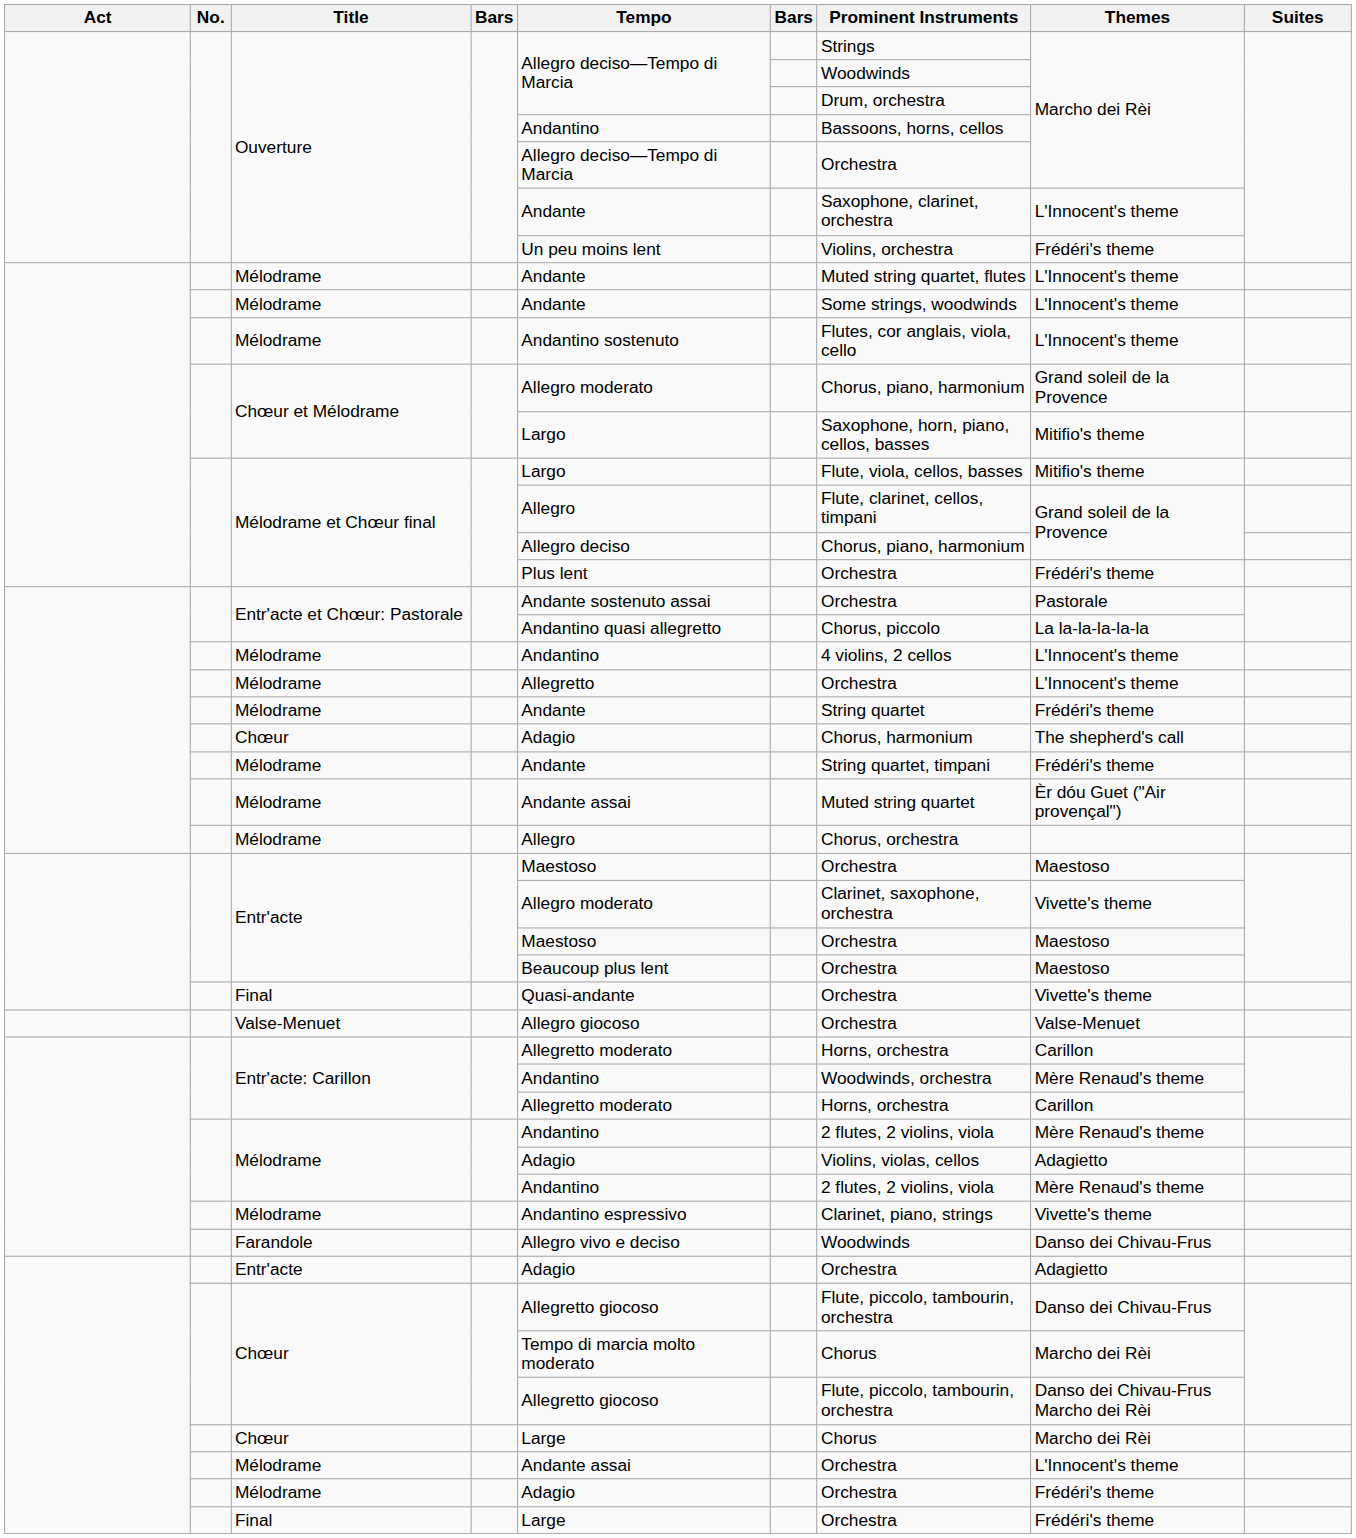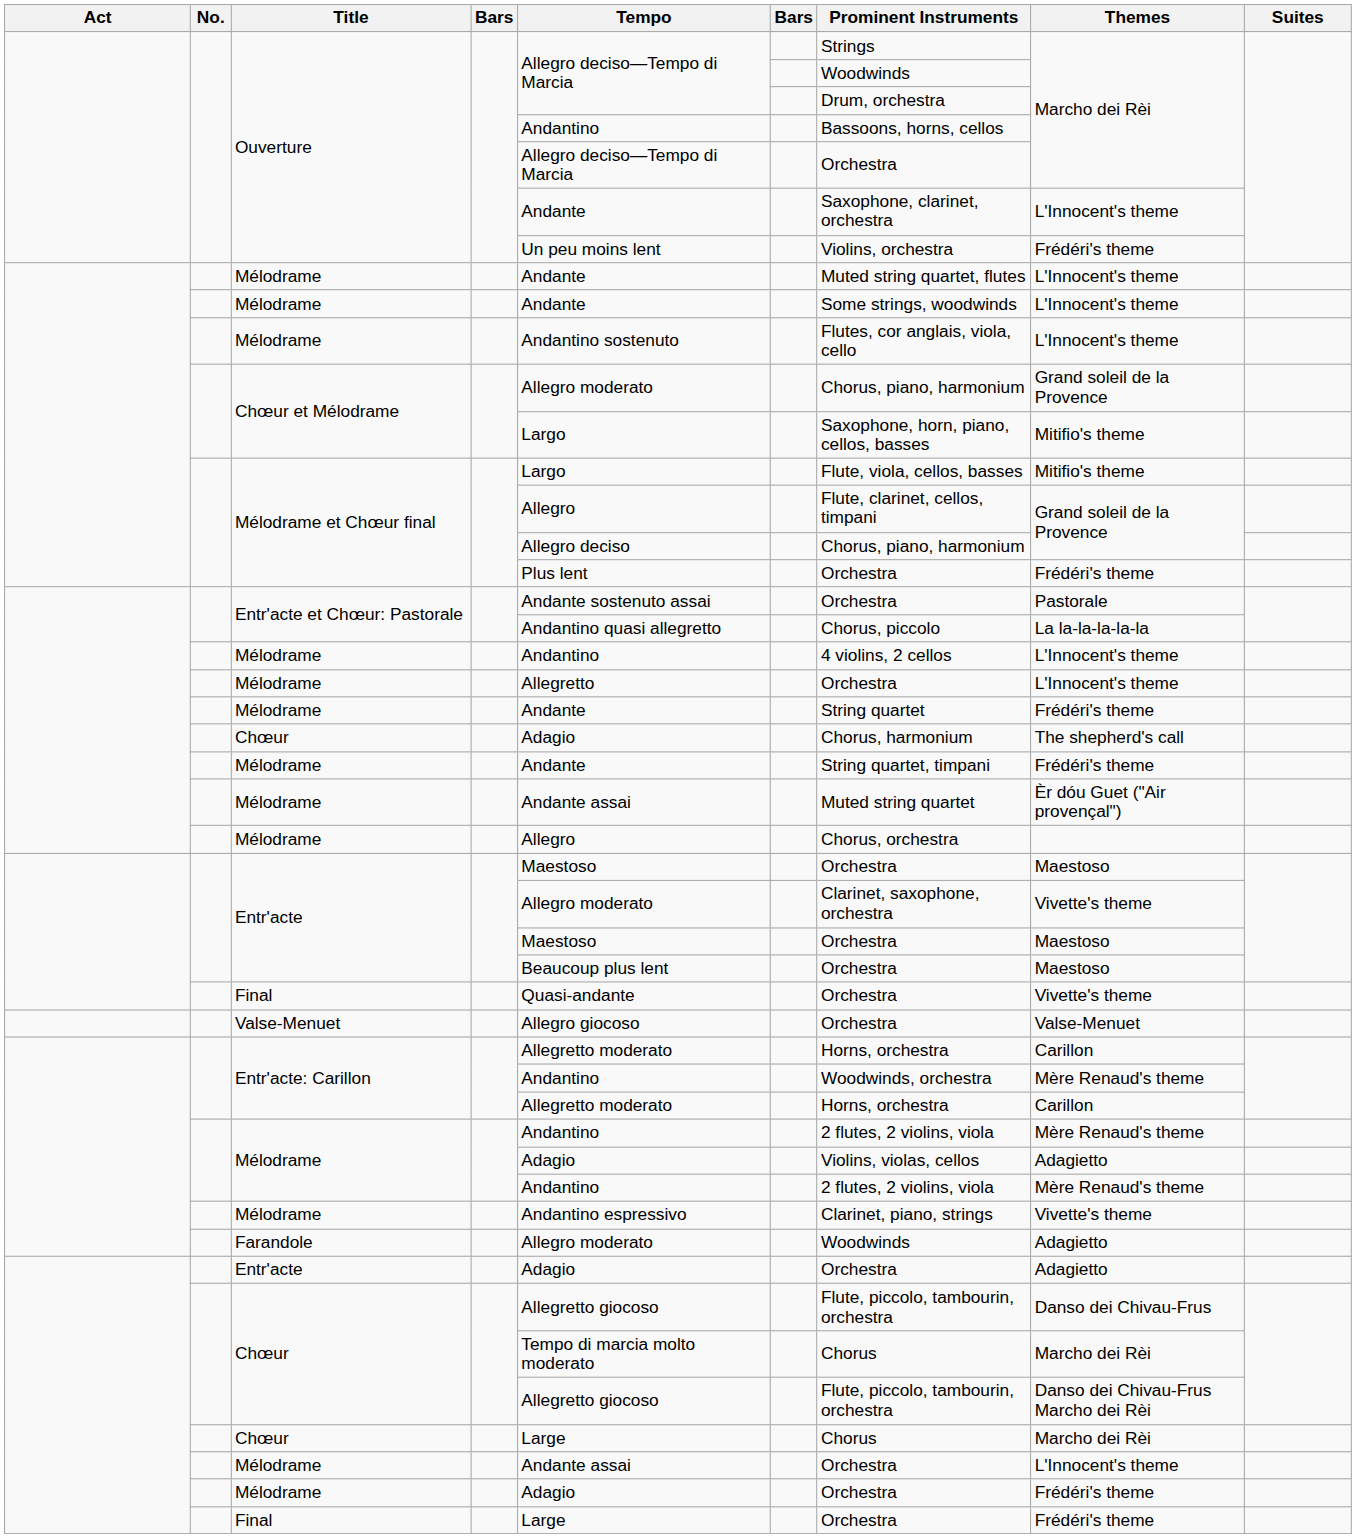(601, 1242) Allegro vivo e deciso -> (587, 1242) Allegro moderato
(1123, 1242) Danso dei Chivau-Frus -> (1071, 1242) Adagietto
